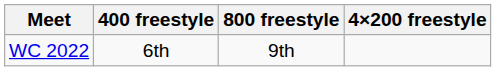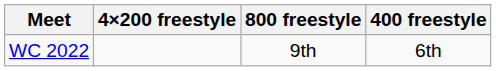columns swapped: (156, 19) <-> (417, 19)
